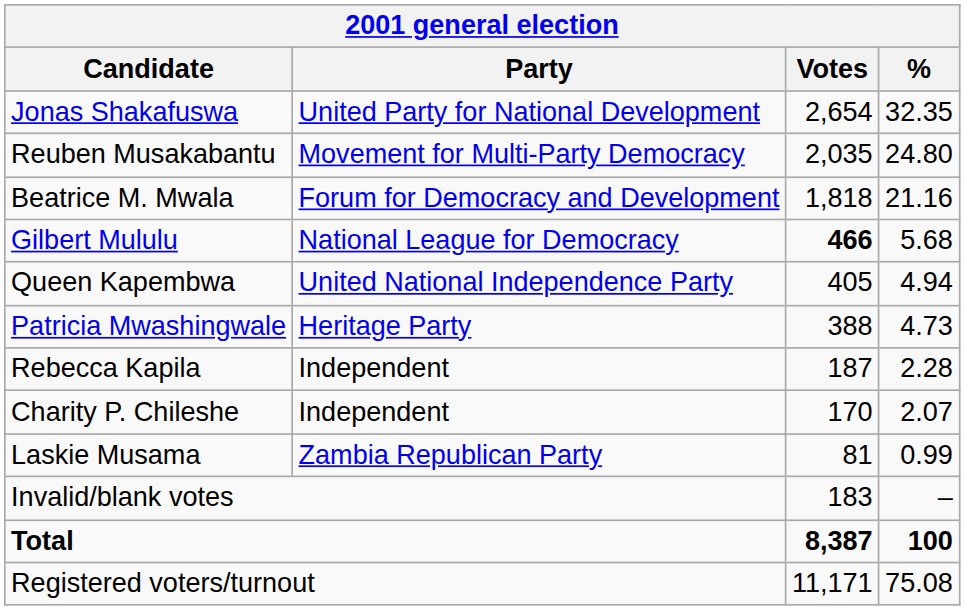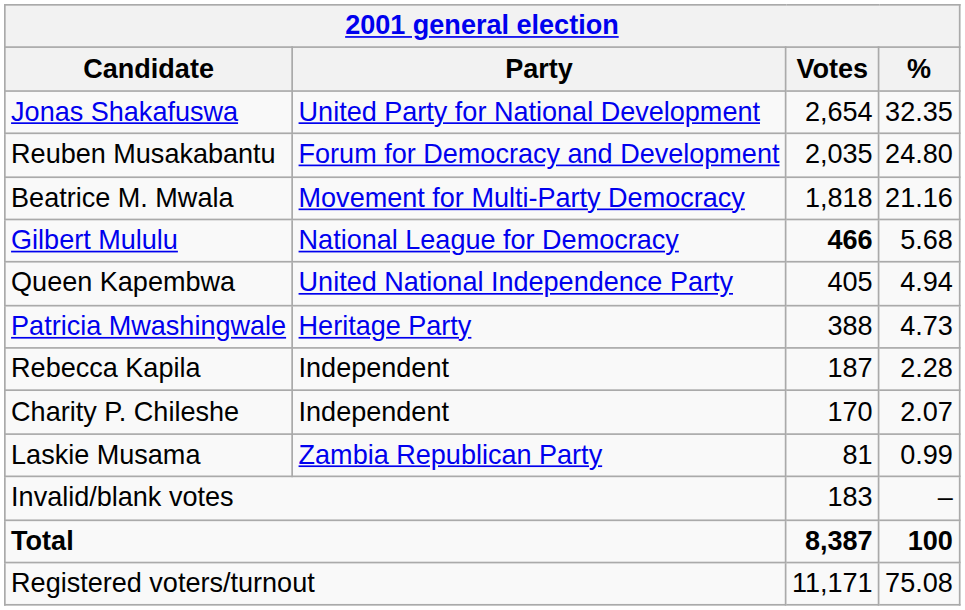(522, 154) Movement for Multi-Party Democracy -> (539, 154) Forum for Democracy and Development
(539, 197) Forum for Democracy and Development -> (522, 197) Movement for Multi-Party Democracy
